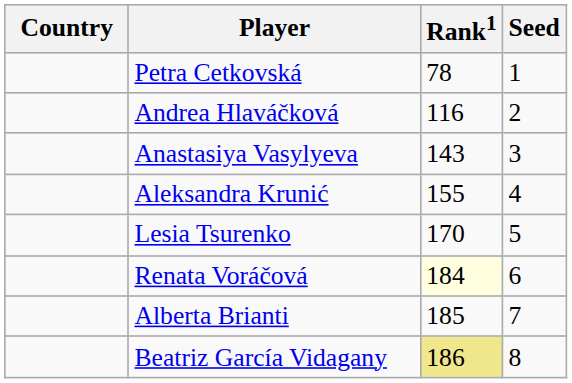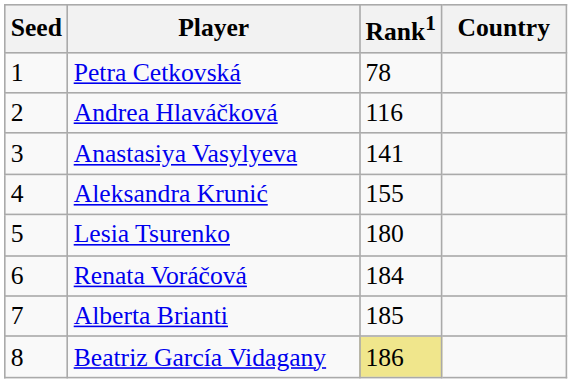columns swapped: (67, 28) <-> (534, 28)
(446, 153) 143 -> (385, 153) 141
(446, 234) 170 -> (385, 234) 180
(446, 275) lightyellow background -> (385, 275) no background
